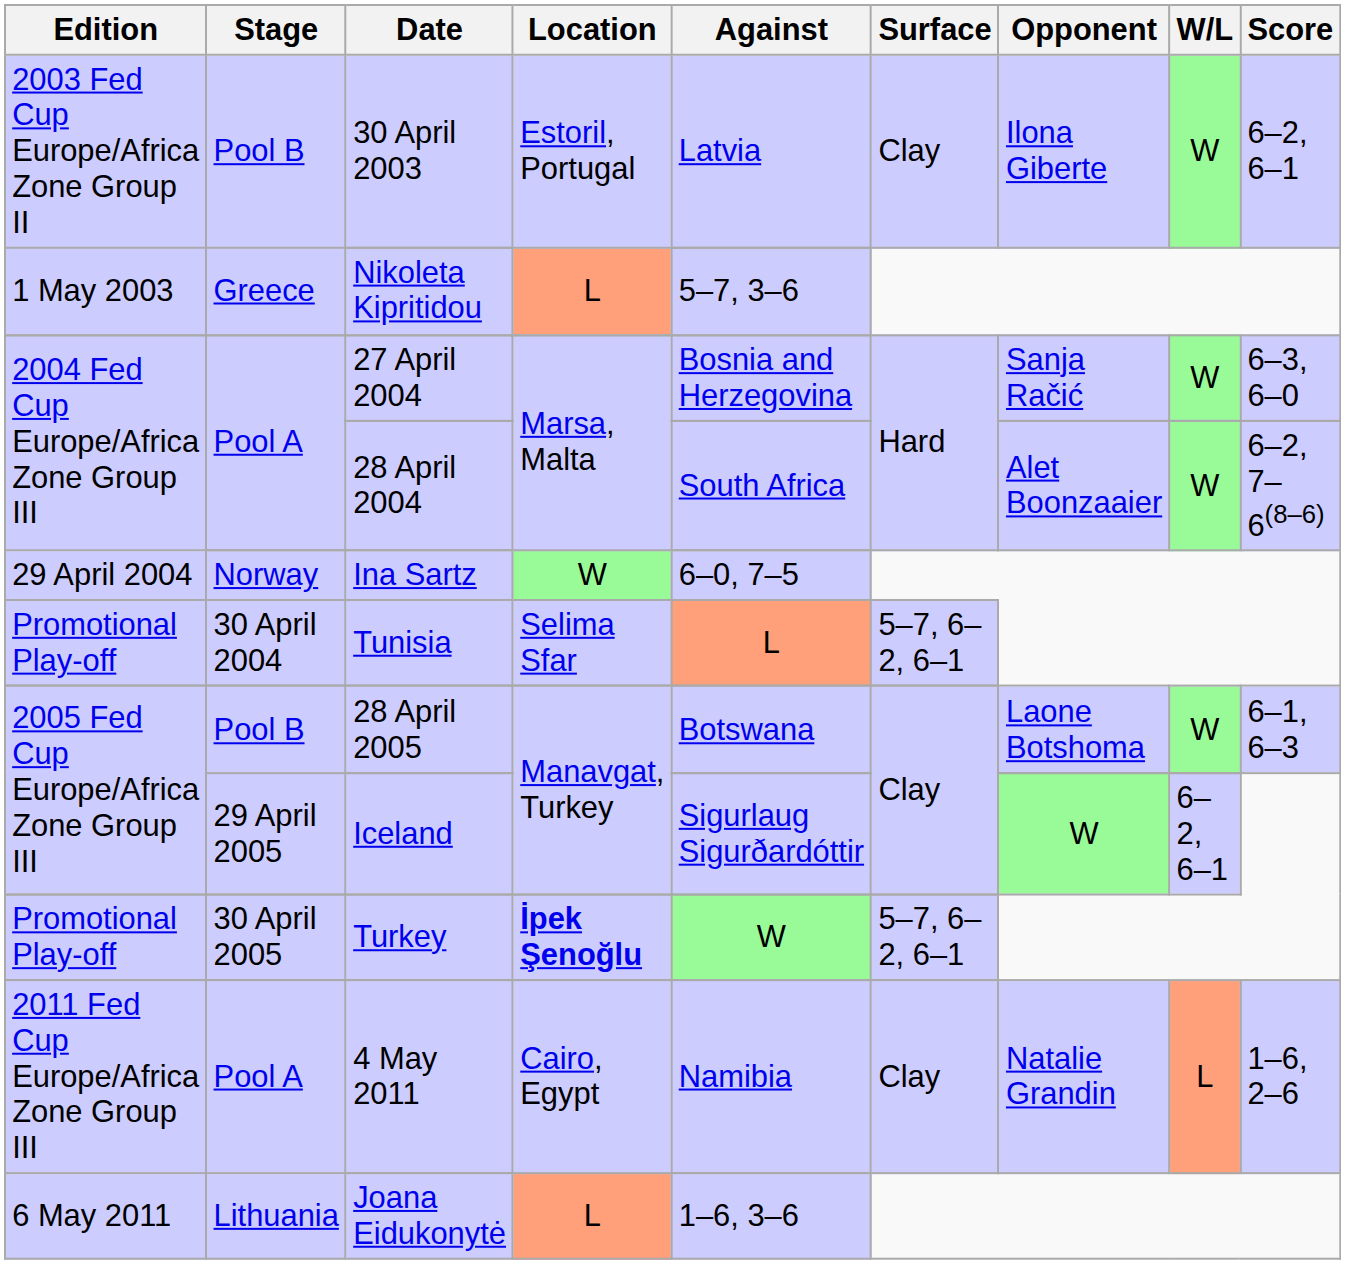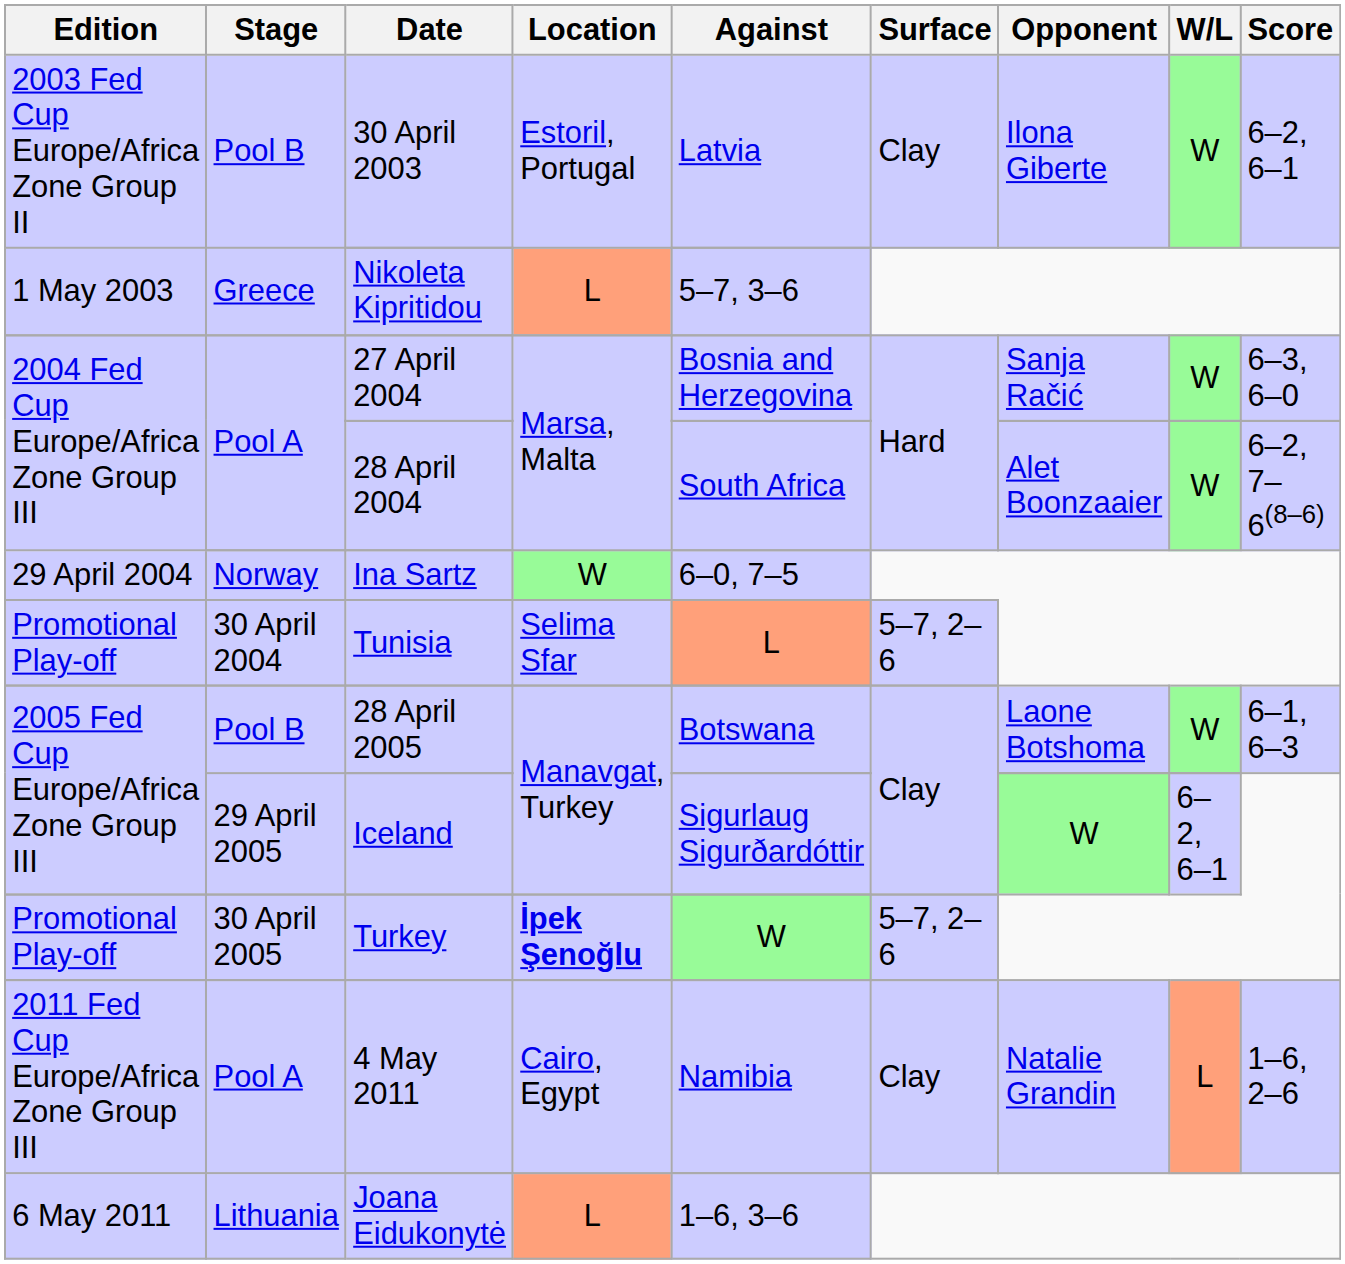(930, 642) 5–7, 6–2, 6–1 -> (930, 642) 5–7, 2–6
(930, 936) 5–7, 6–2, 6–1 -> (930, 936) 5–7, 2–6
